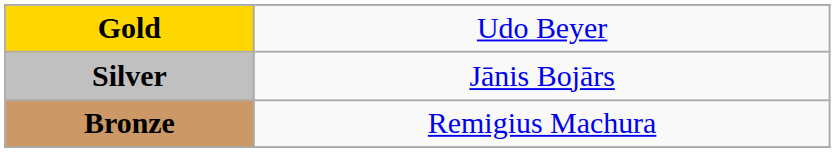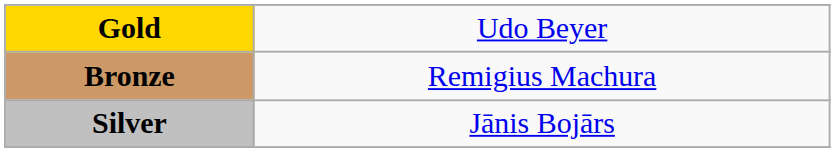rows swapped: (129, 75) <-> (129, 123)
